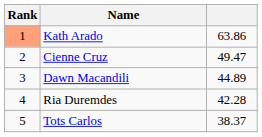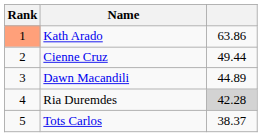(232, 57) 49.47 -> (232, 57) 49.44
(232, 100) no background -> (232, 100) lightgrey background
